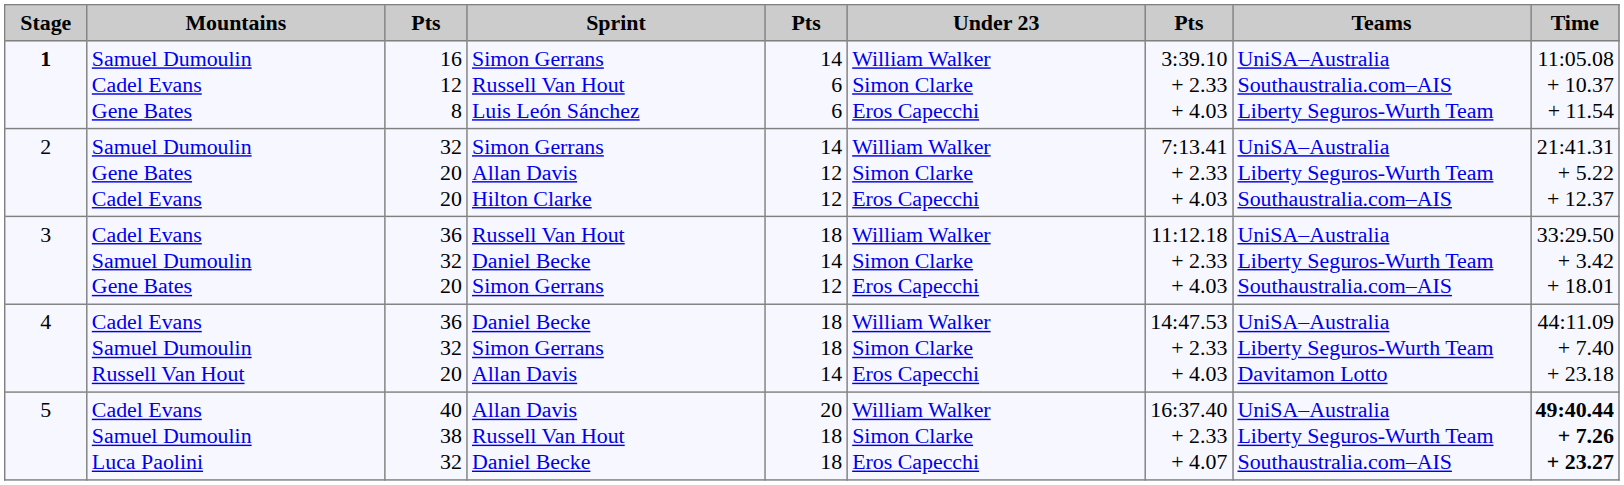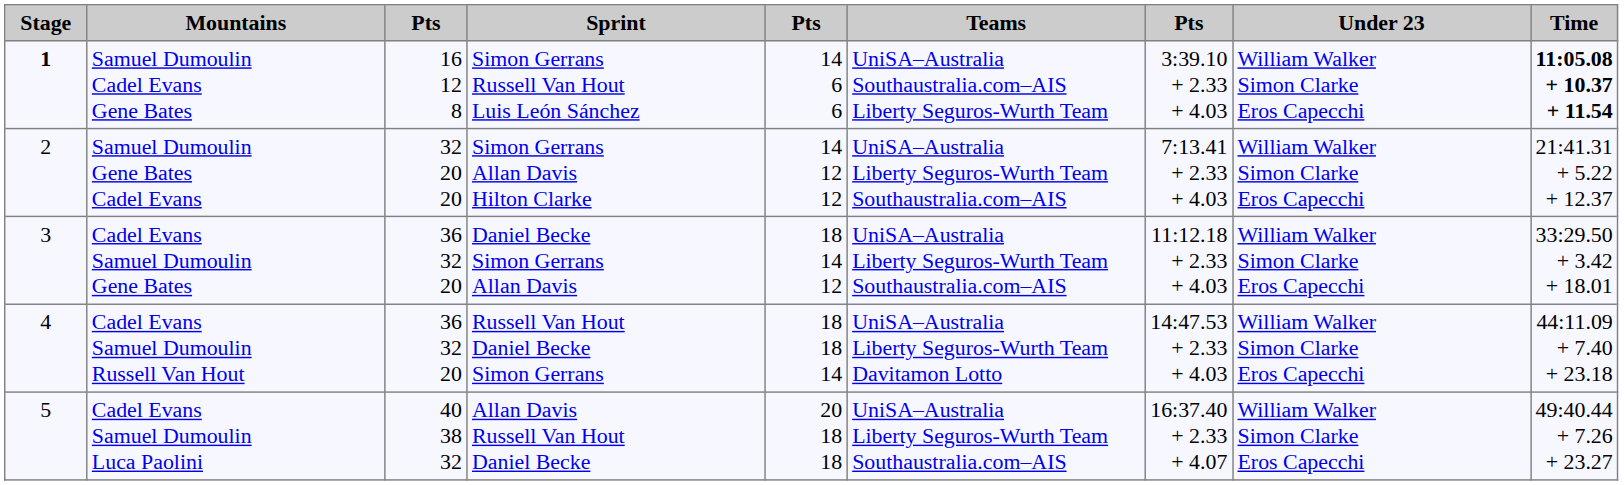columns swapped: (996, 22) <-> (1381, 22)
(1576, 84) normal -> (1574, 84) bold
(548, 260) Russell Van Hout Daniel Becke Simon Gerrans -> (538, 260) Daniel Becke Simon Gerrans Allan Davis
(538, 347) Daniel Becke Simon Gerrans Allan Davis -> (548, 347) Russell Van Hout Daniel Becke Simon Gerrans
(1575, 435) bold -> (1574, 435) normal
